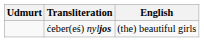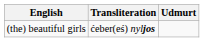columns swapped: (24, 12) <-> (157, 12)
